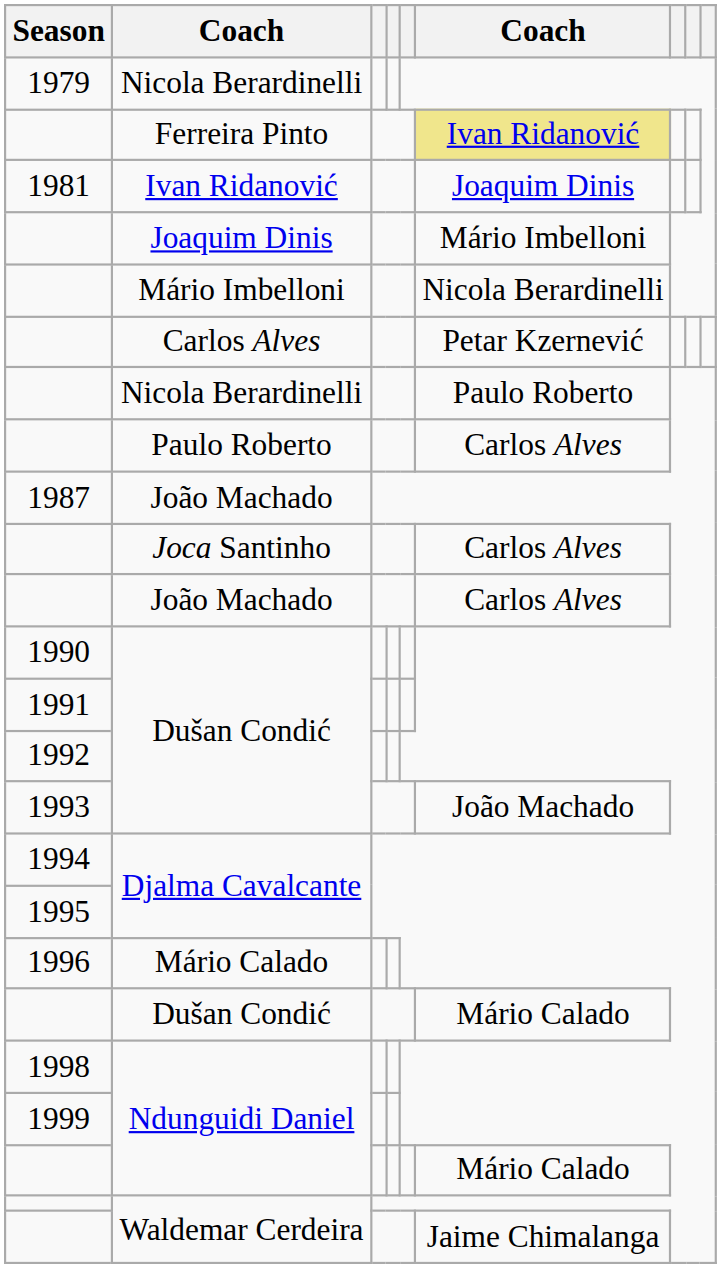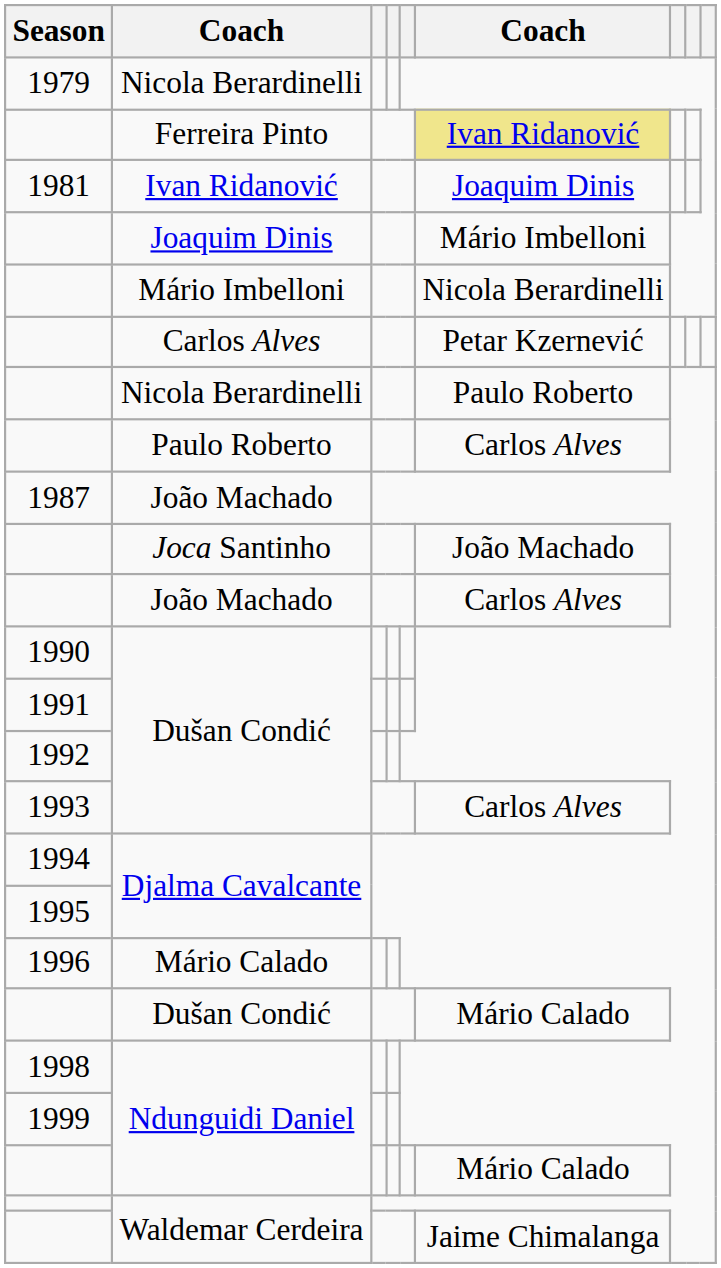(543, 548) Carlos Alves -> (543, 548) João Machado
(543, 807) João Machado -> (543, 807) Carlos Alves
